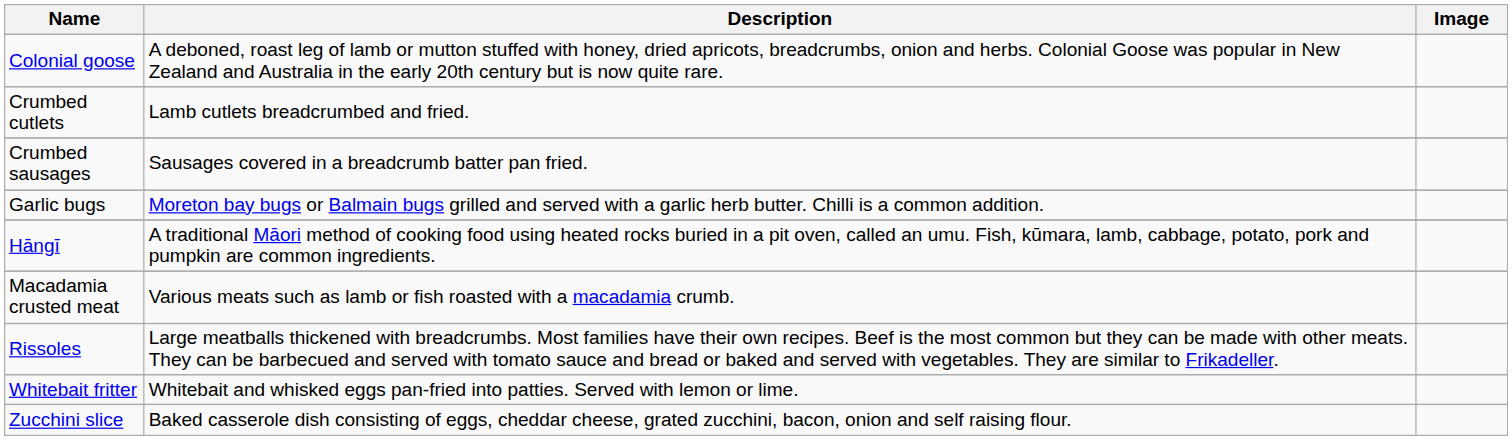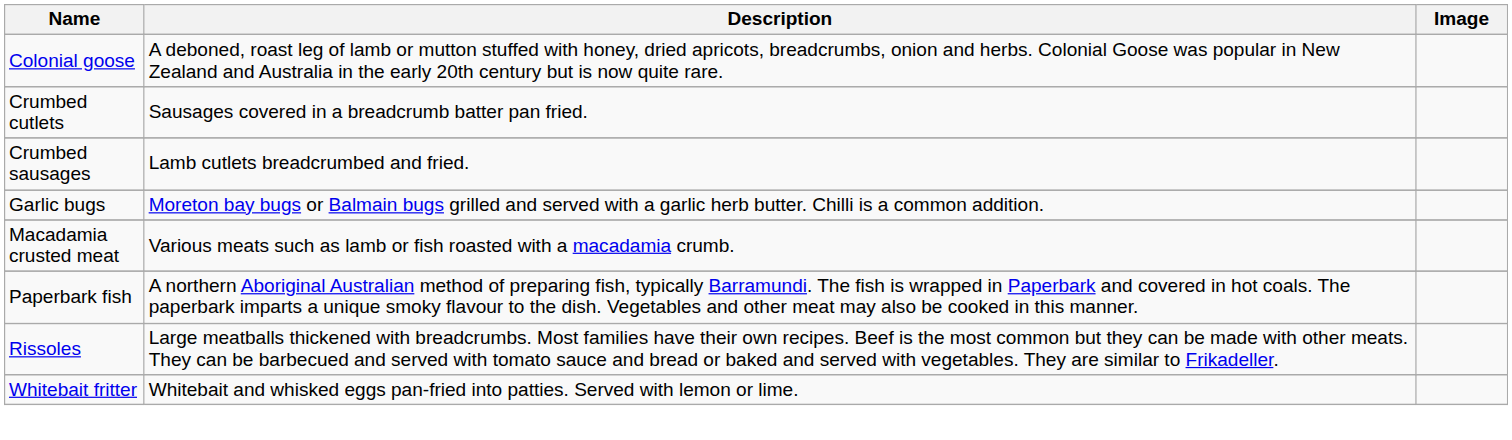(309, 112) Lamb cutlets breadcrumbed and fried. -> (368, 112) Sausages covered in a breadcrumb batter pan fried.
(368, 163) Sausages covered in a breadcrumb batter pan fried. -> (309, 163) Lamb cutlets breadcrumbed and fried.
- row: (34, 245)
+ row: (70, 297)
- row: (66, 419)
